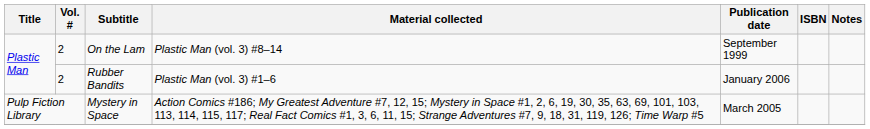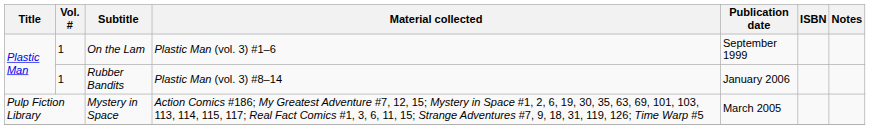(61, 49) 2 -> (61, 49) 1
(218, 49) Plastic Man (vol. 3) #8–14 -> (215, 49) Plastic Man (vol. 3) #1–6
(61, 79) 2 -> (61, 79) 1
(215, 79) Plastic Man (vol. 3) #1–6 -> (218, 79) Plastic Man (vol. 3) #8–14
